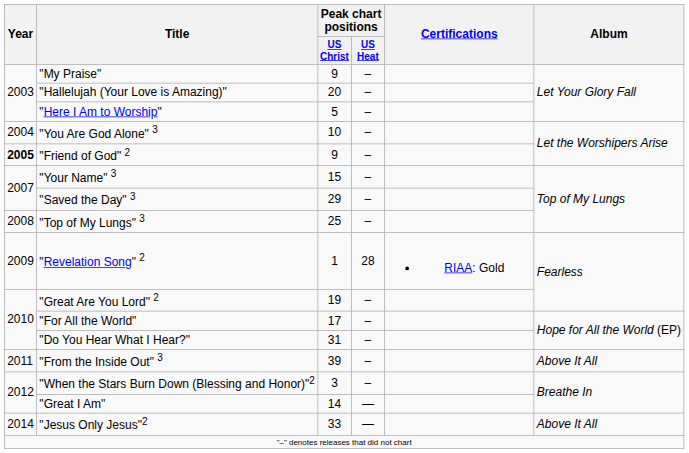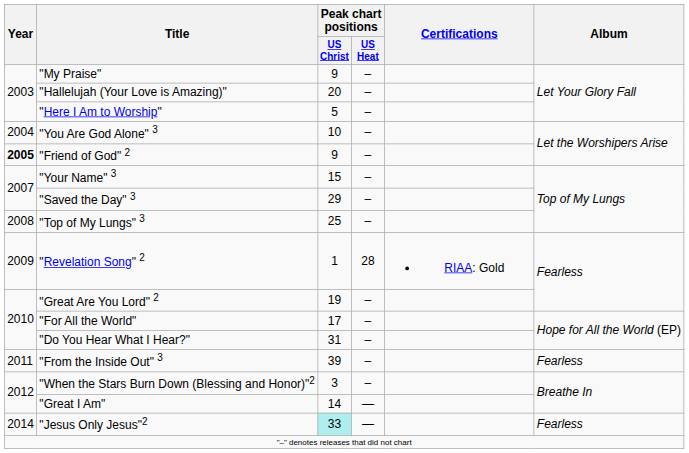(567, 360) Above It All -> (560, 360) Fearless
(334, 424) no background -> (334, 424) paleturquoise background
(567, 424) Above It All -> (560, 424) Fearless
